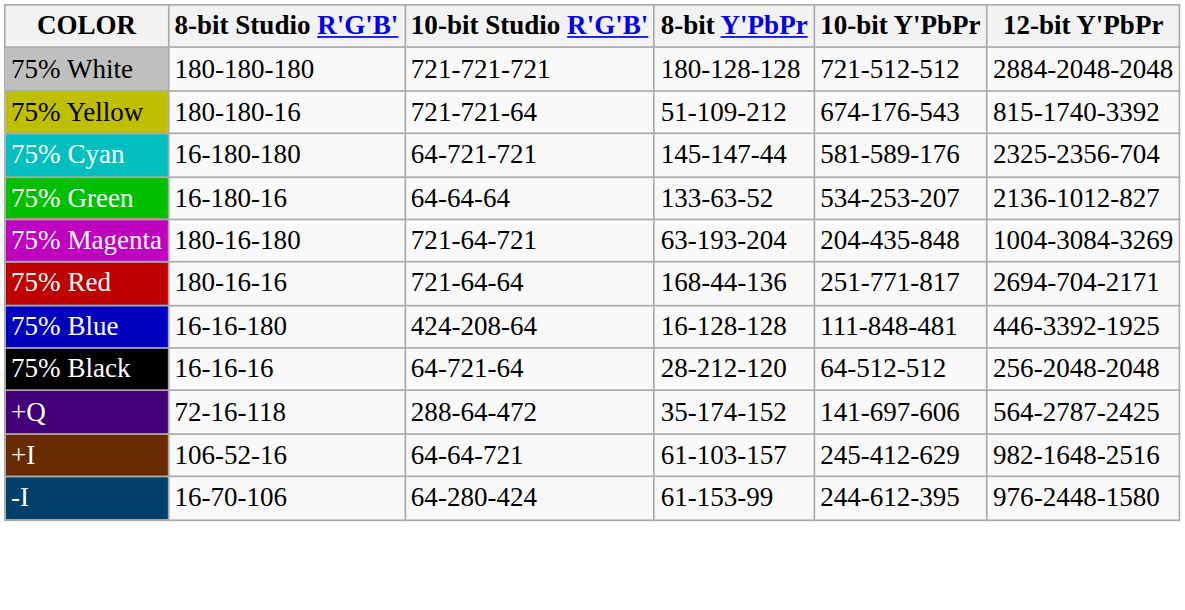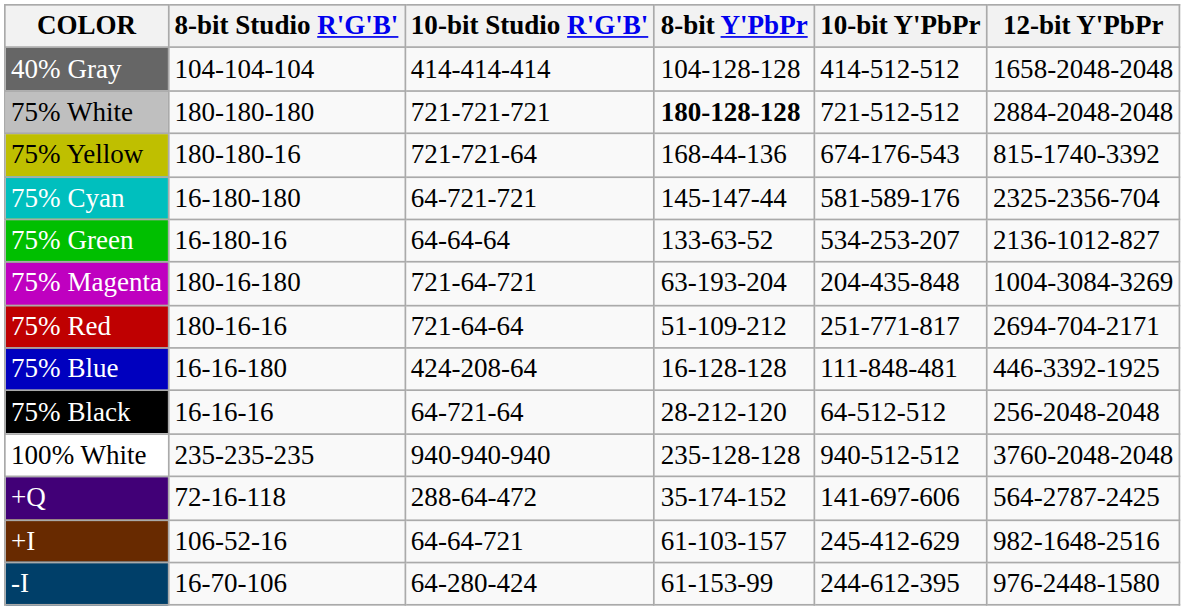+ row: (66, 68)
(731, 68) normal -> (731, 111) bold
(724, 111) 51-109-212 -> (724, 154) 168-44-136
(724, 283) 168-44-136 -> (724, 326) 51-109-212
+ row: (79, 454)
